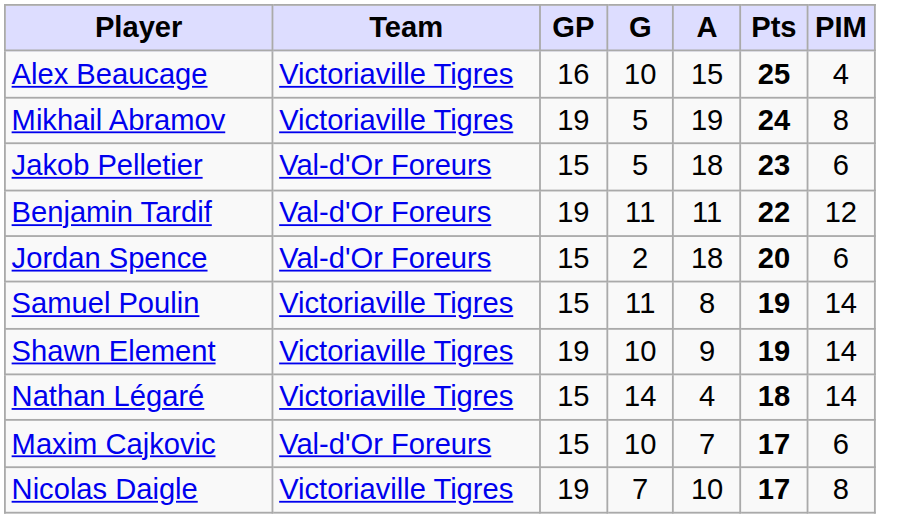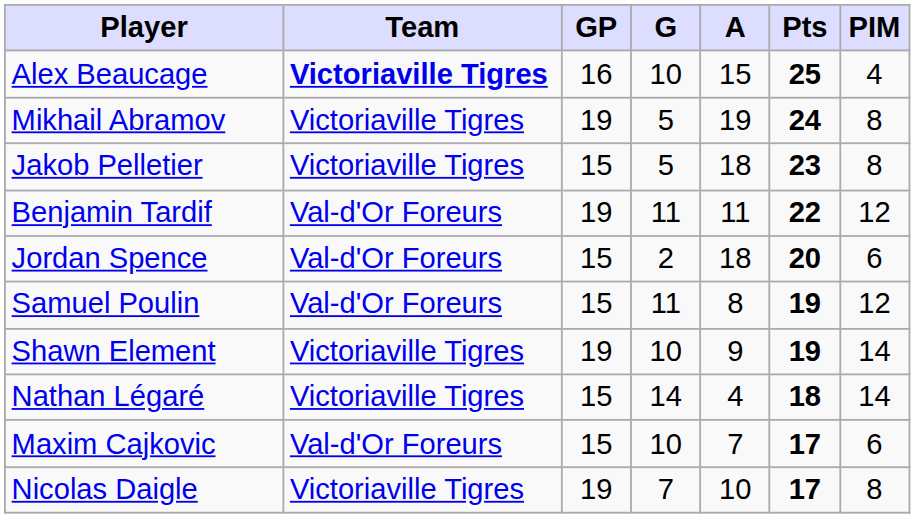(396, 73) normal -> (419, 73) bold
(385, 166) Val-d'Or Foreurs -> (407, 166) Victoriaville Tigres
(841, 166) 6 -> (874, 166) 8
(396, 304) Victoriaville Tigres -> (396, 304) Val-d'Or Foreurs
(841, 304) 14 -> (874, 304) 12
